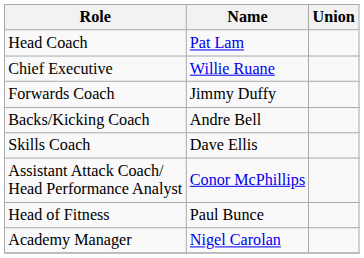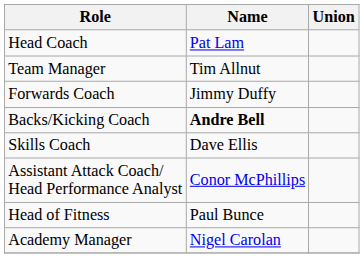+ row: (57, 68)
- row: (61, 68)
(225, 119) normal -> (227, 119) bold
